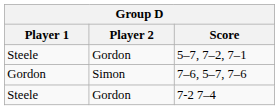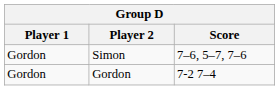- row: (212, 54)
(23, 94) Steele -> (27, 74) Gordon
